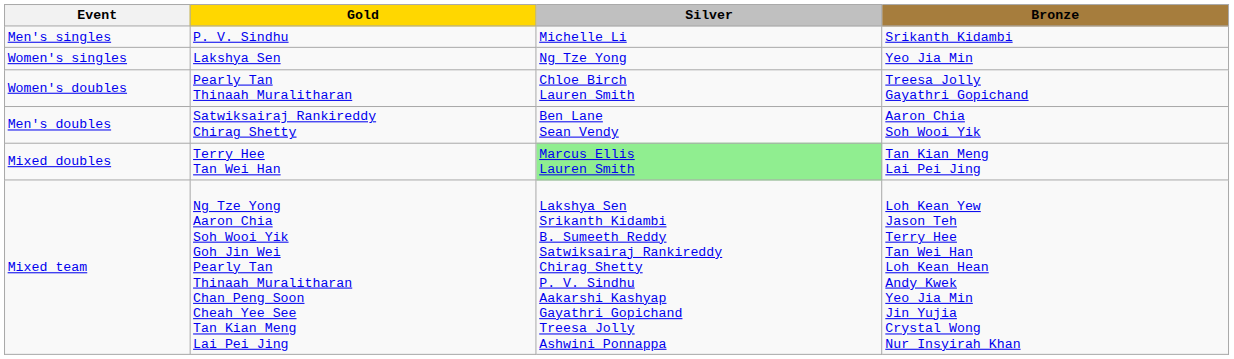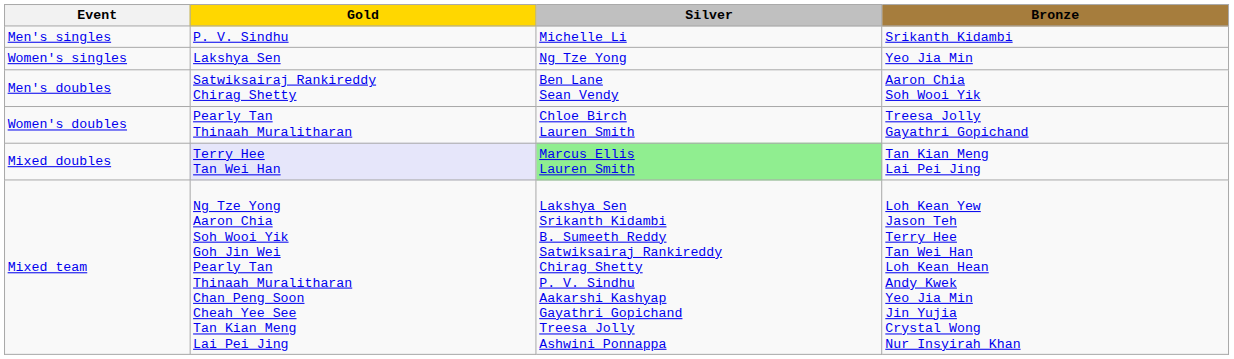rows swapped: (59, 125) <-> (67, 88)
(237, 162) no background -> (237, 162) lavender background
